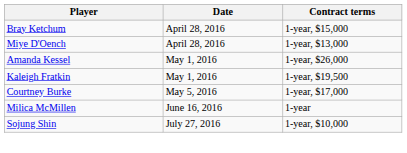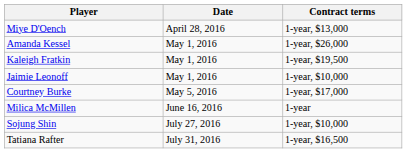- row: (36, 28)
+ row: (37, 76)
+ row: (35, 140)
